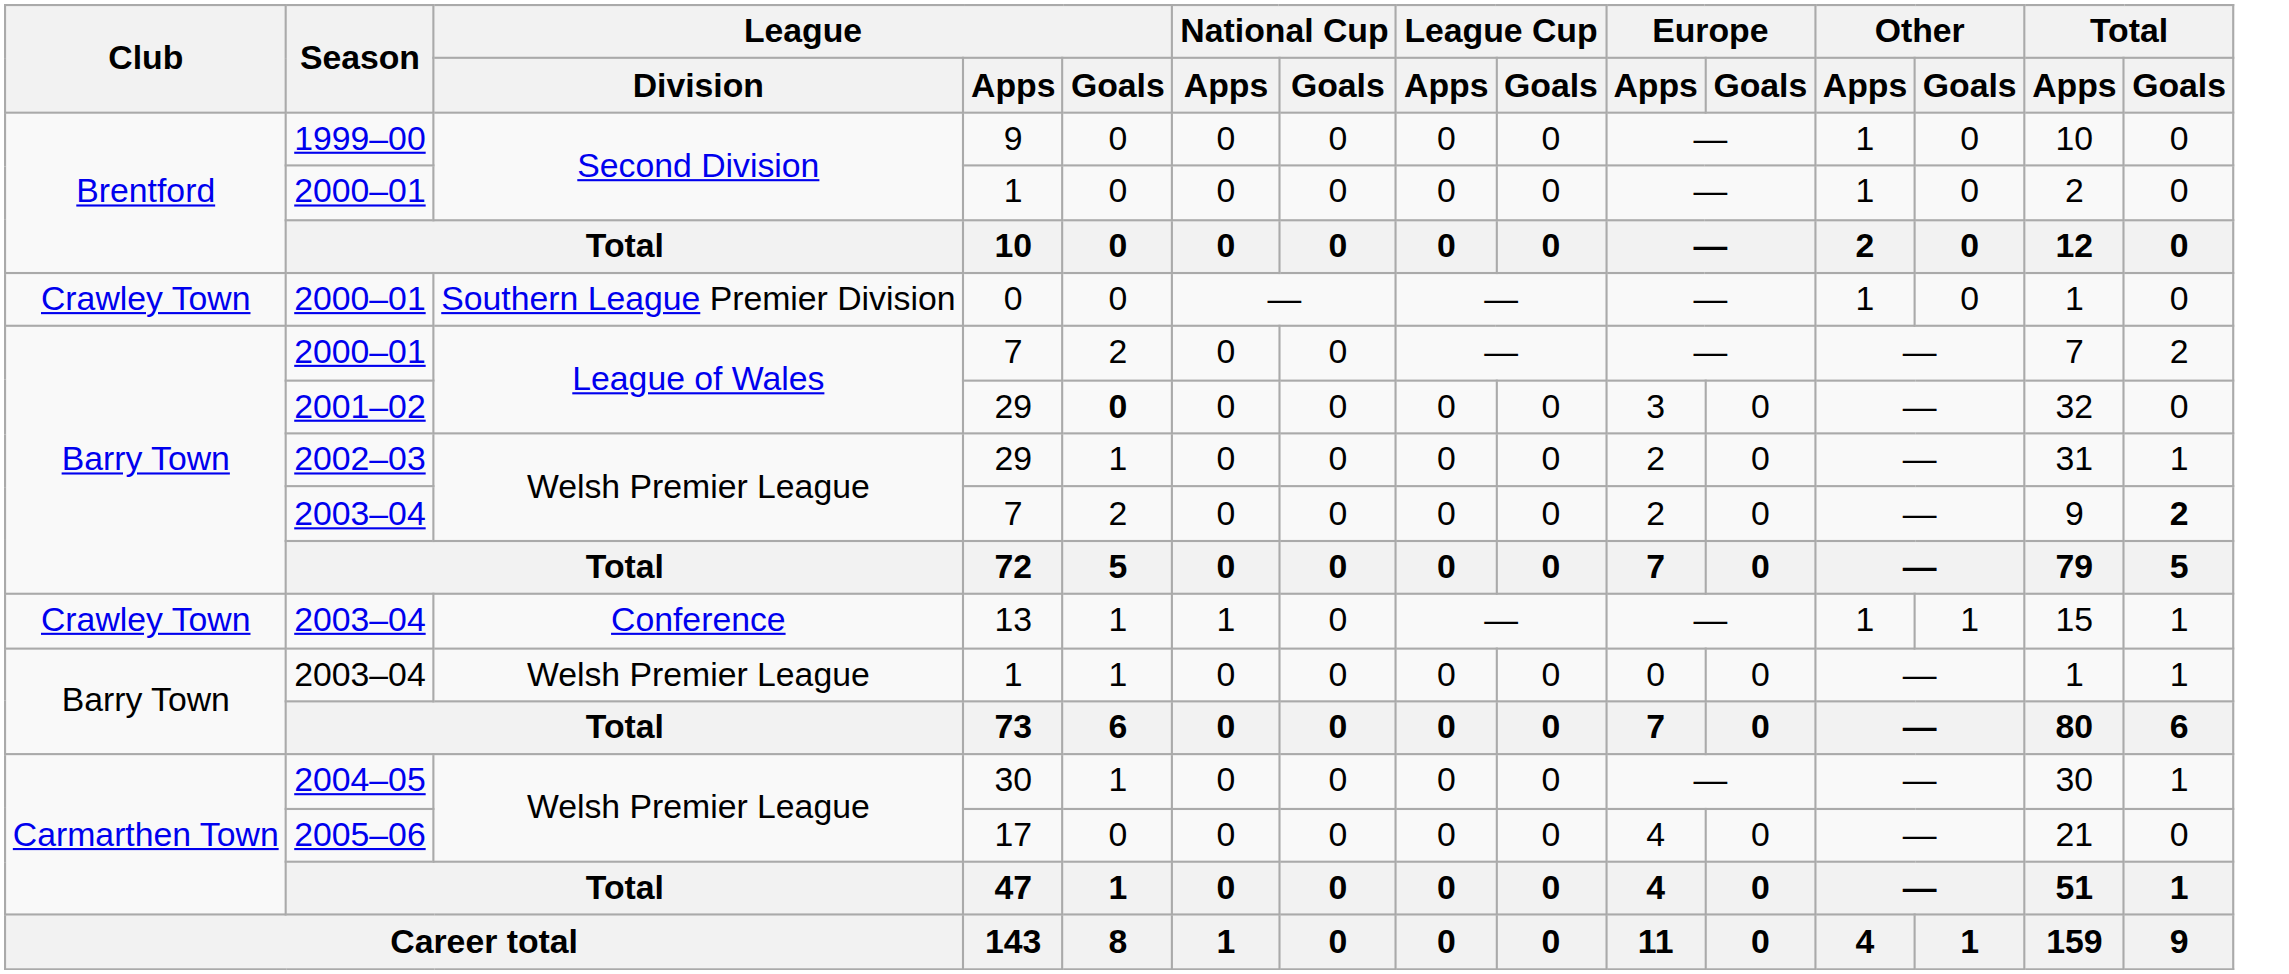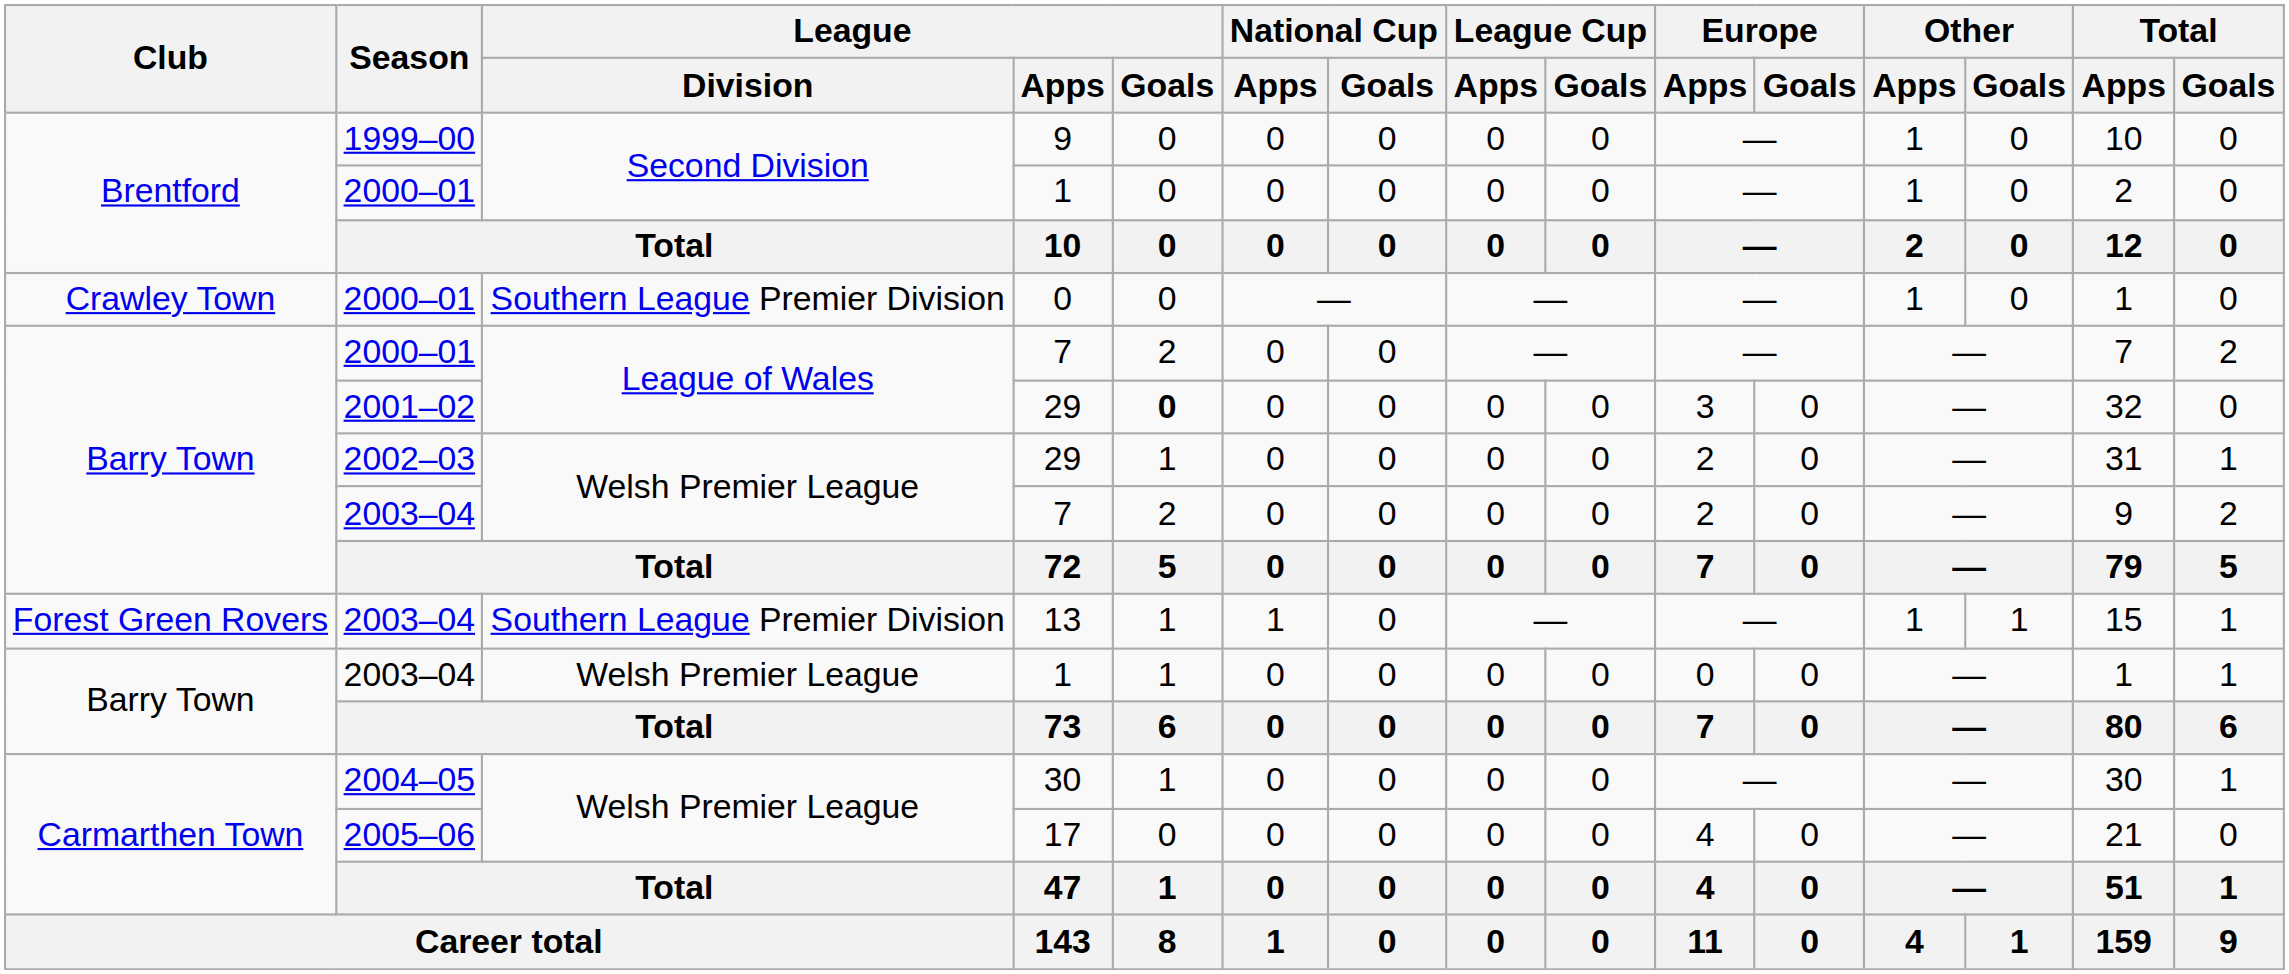(2179, 513) bold -> (2228, 513) normal
(146, 620) Crawley Town -> (170, 620) Forest Green Rovers
(698, 620) Conference -> (748, 620) Southern League Premier Division
